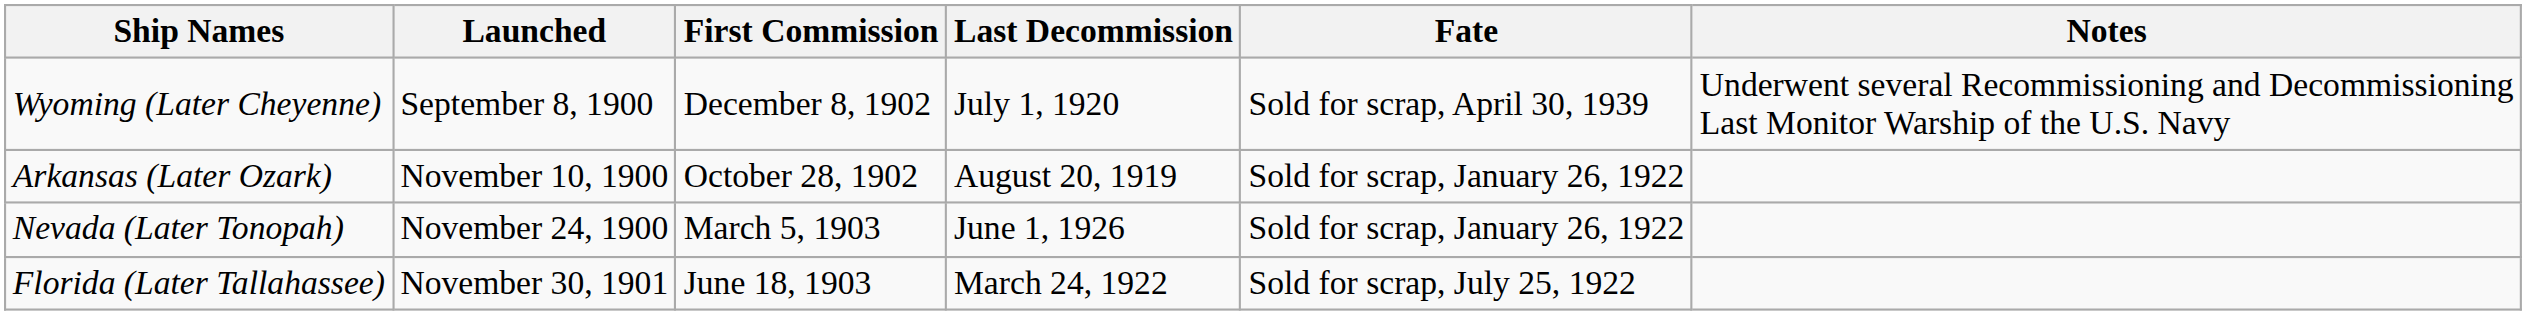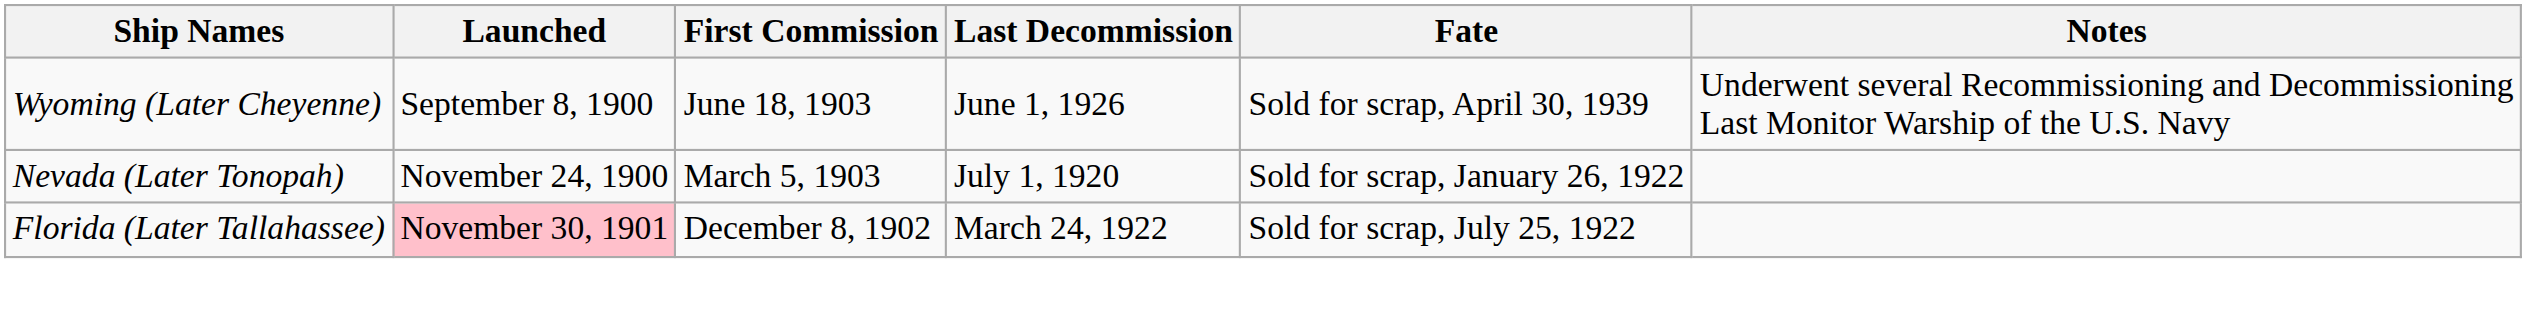(807, 103) December 8, 1902 -> (778, 103) June 18, 1903
(1037, 103) July 1, 1920 -> (1039, 103) June 1, 1926
- row: (172, 175)
(1039, 228) June 1, 1926 -> (1037, 175) July 1, 1920
(534, 282) no background -> (534, 228) pink background
(778, 282) June 18, 1903 -> (807, 228) December 8, 1902
